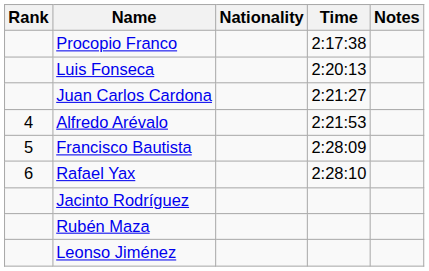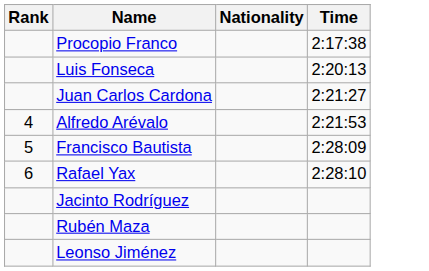- column: (397, 17)
